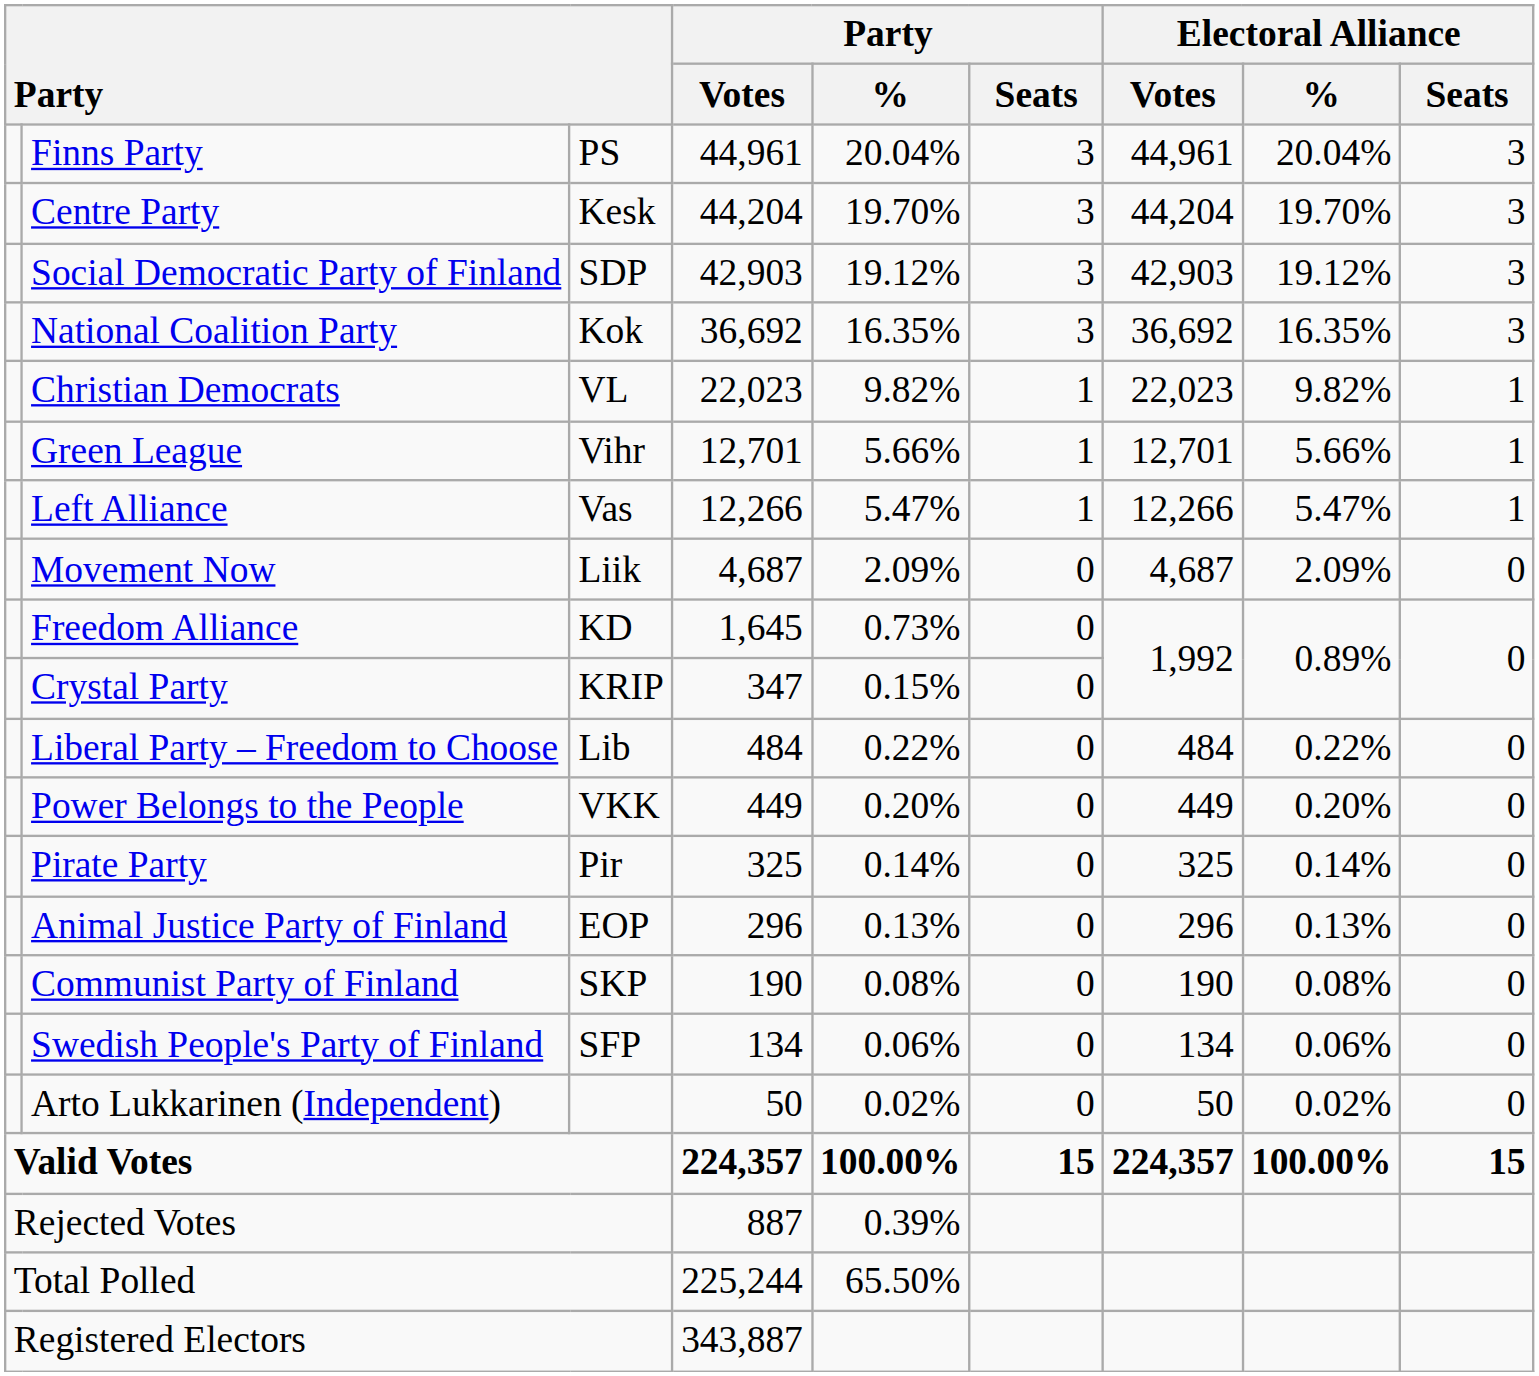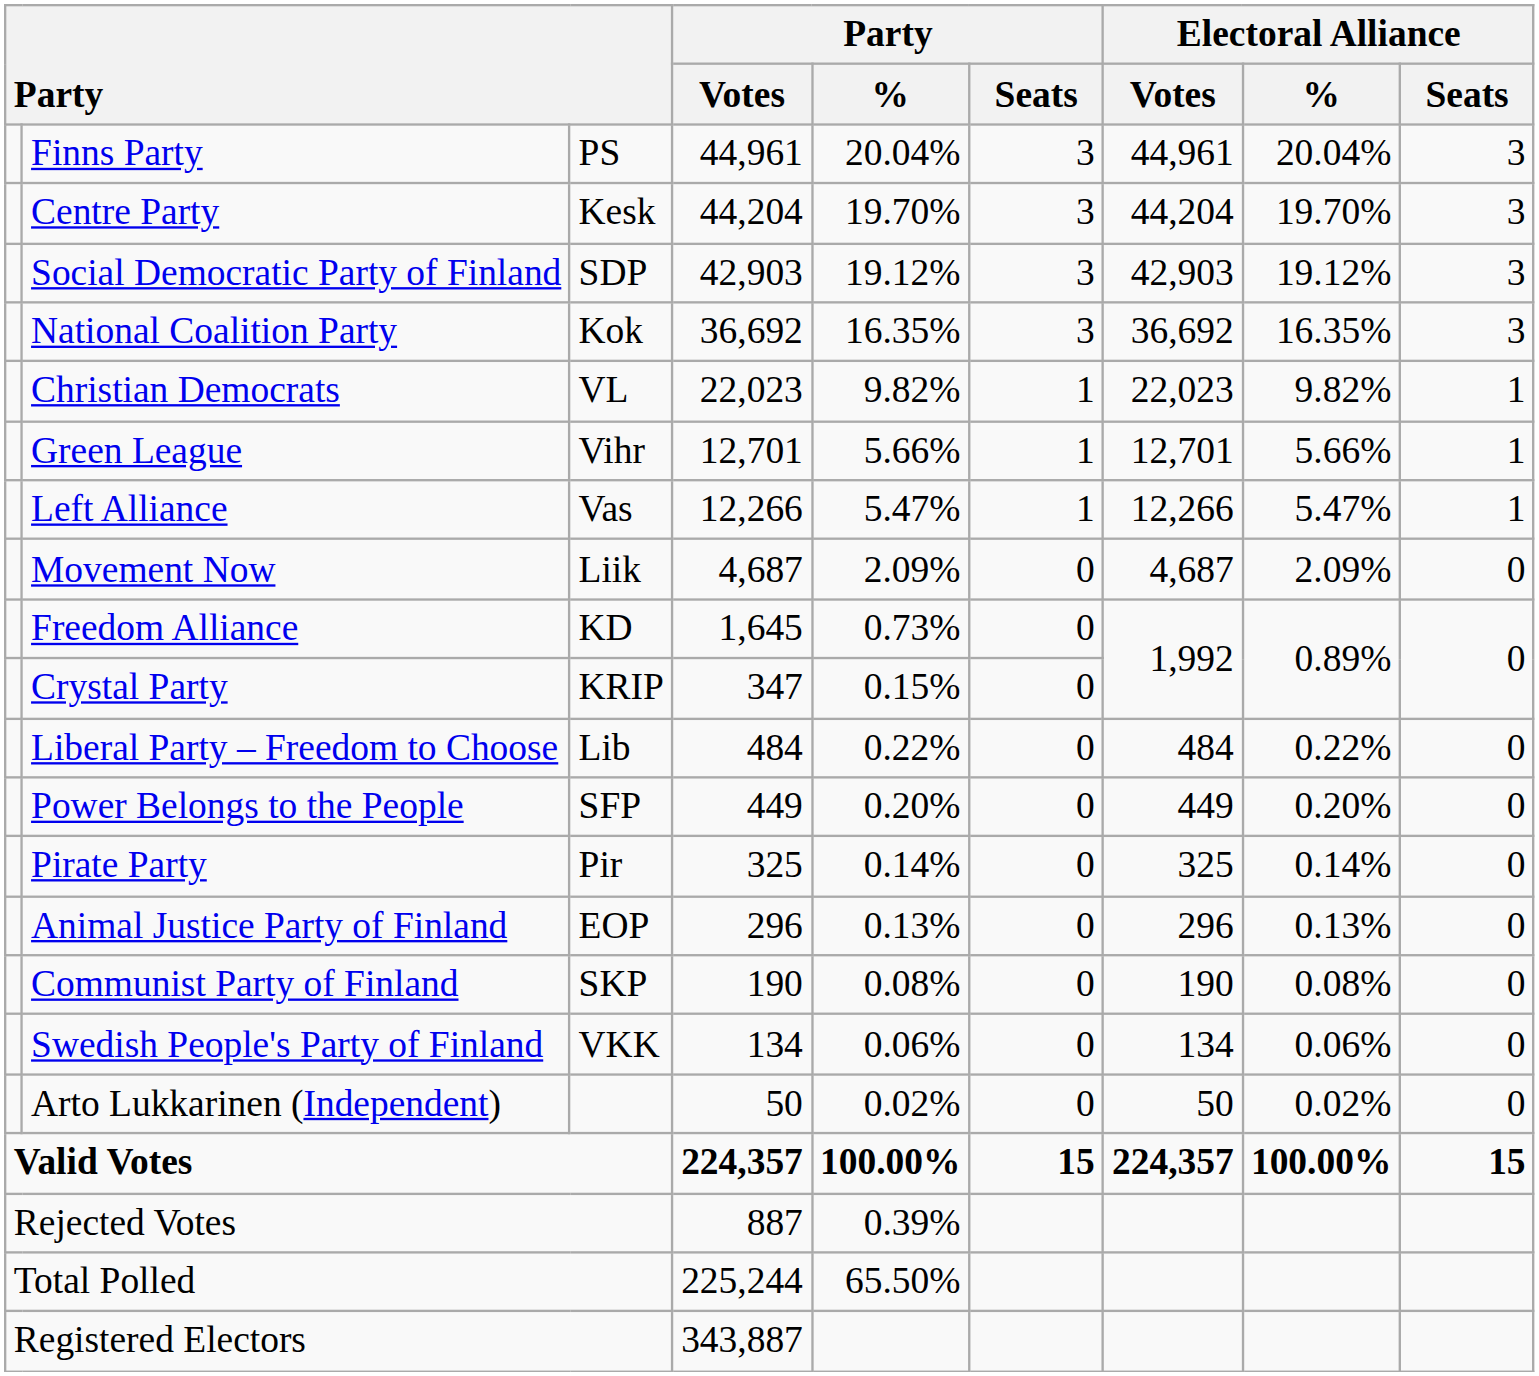(619, 806) VKK -> (610, 806) SFP
(610, 1043) SFP -> (619, 1043) VKK
